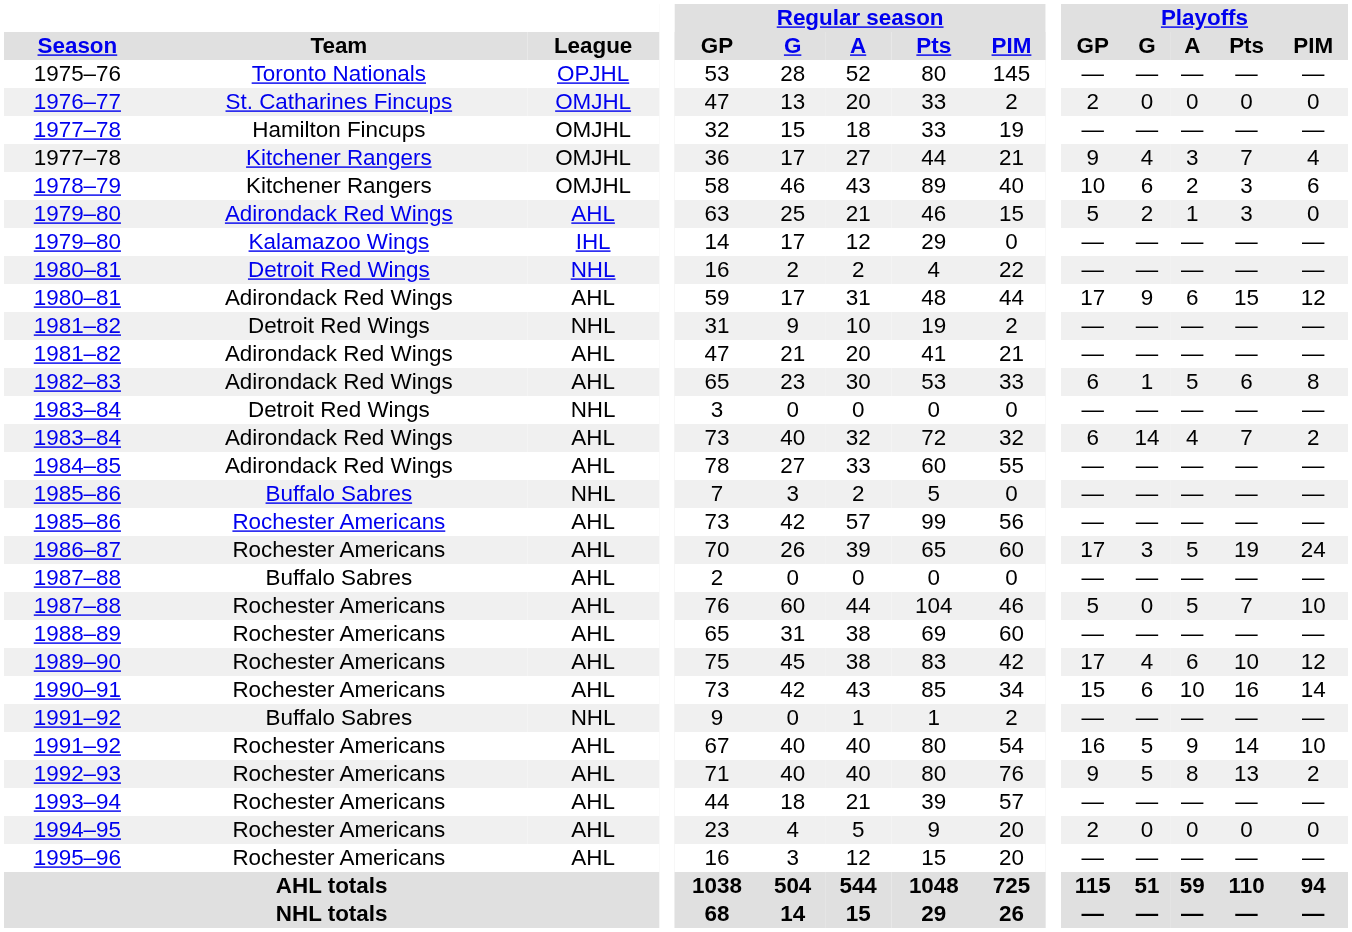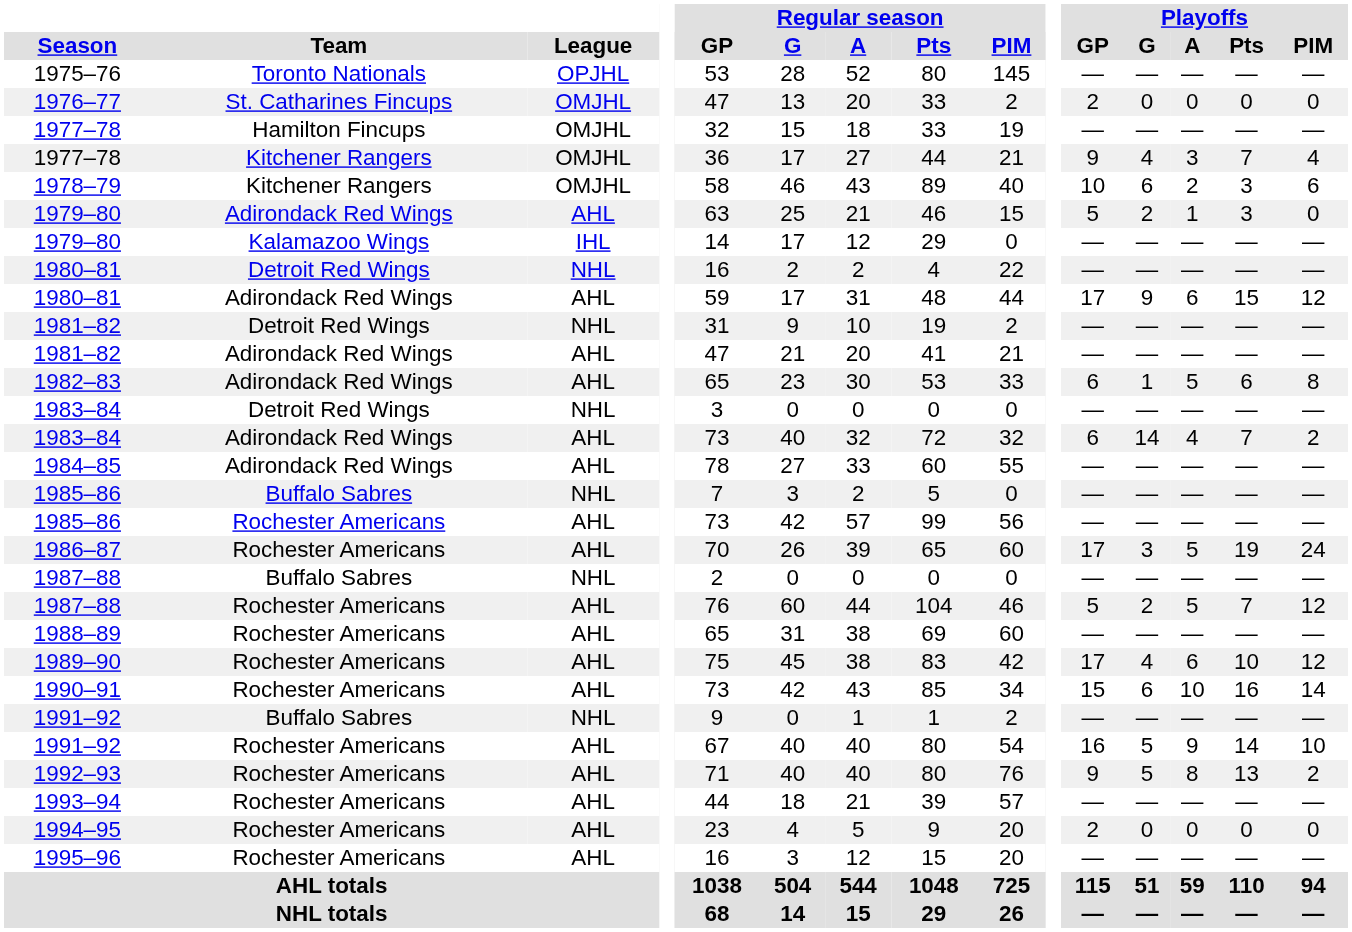(593, 577) AHL -> (593, 577) NHL
(1147, 605) 0 -> (1147, 605) 2
(1313, 605) 10 -> (1313, 605) 12
